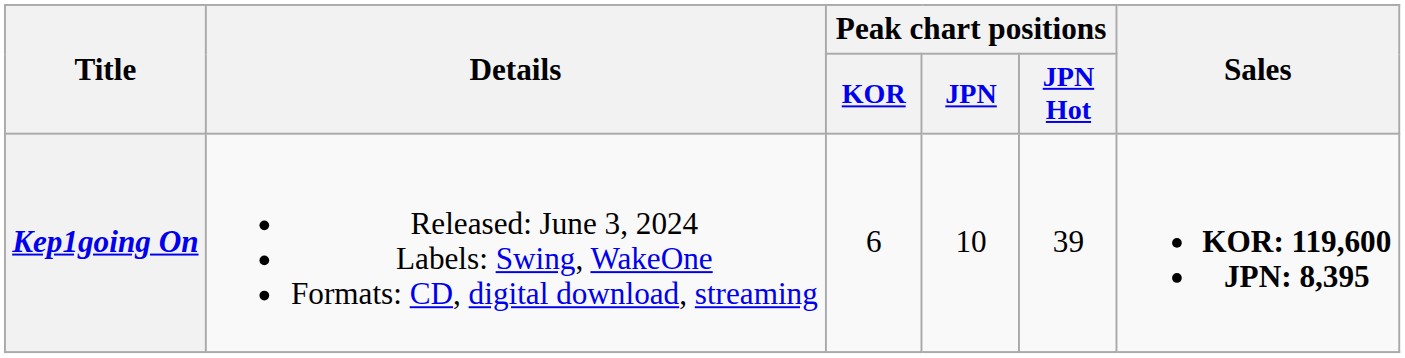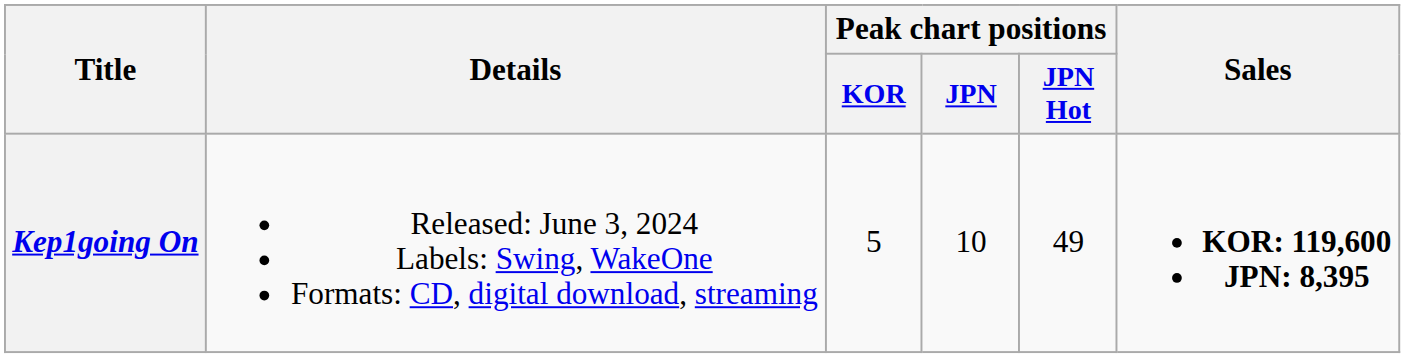(874, 242) 6 -> (874, 242) 5
(1068, 242) 39 -> (1068, 242) 49
